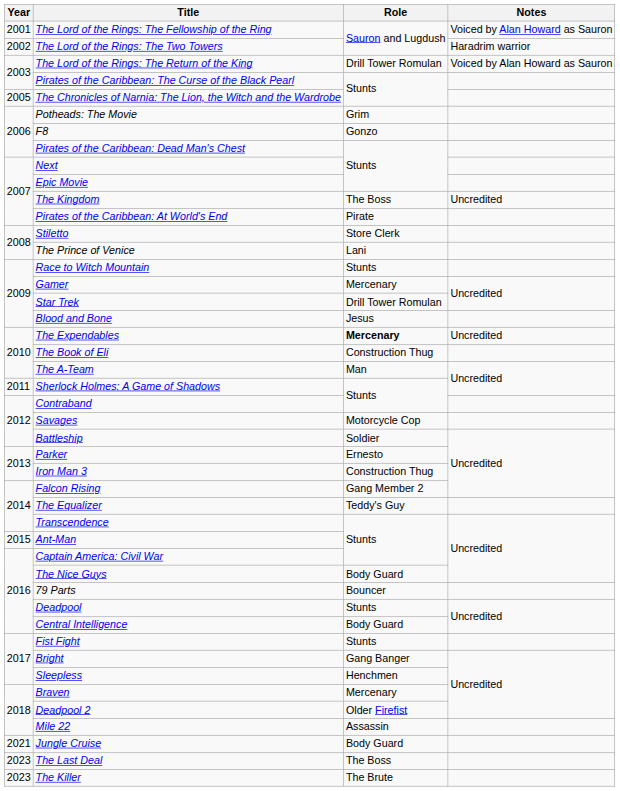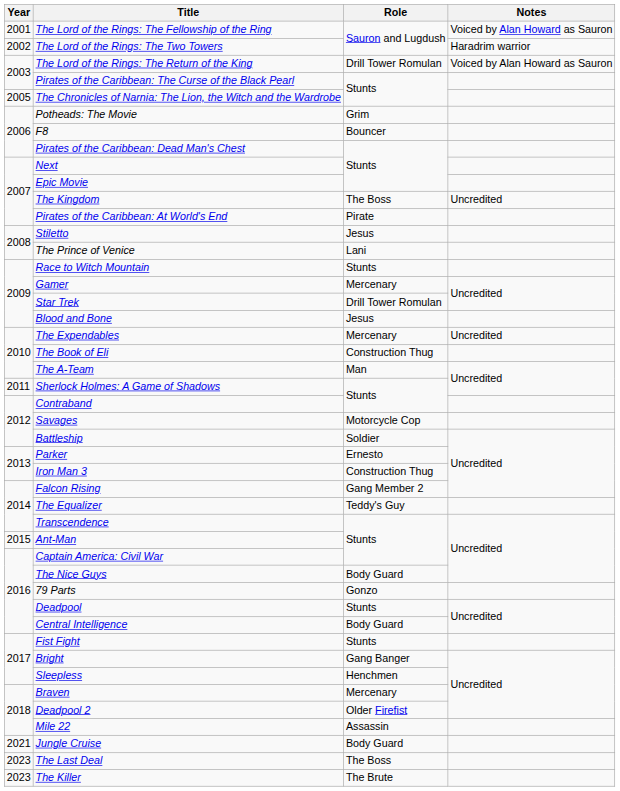(362, 132) Gonzo -> (366, 132) Bouncer
(373, 234) Store Clerk -> (360, 234) Jesus
(373, 336) bold -> (371, 336) normal
(366, 591) Bouncer -> (362, 591) Gonzo
